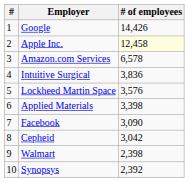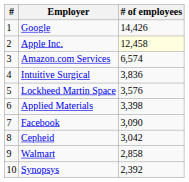(132, 59) 6,578 -> (132, 59) 6,574
(132, 153) 2,398 -> (132, 153) 2,858
